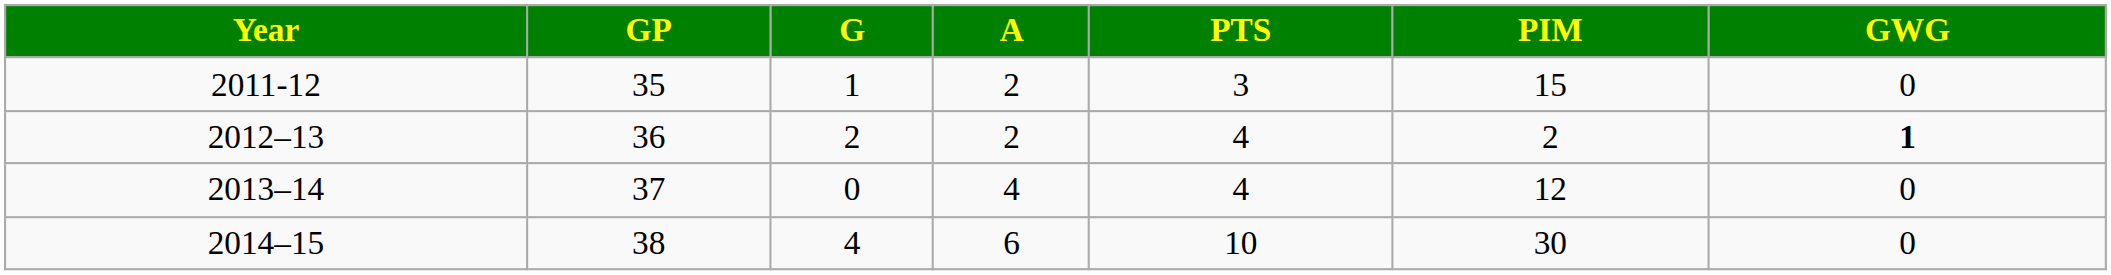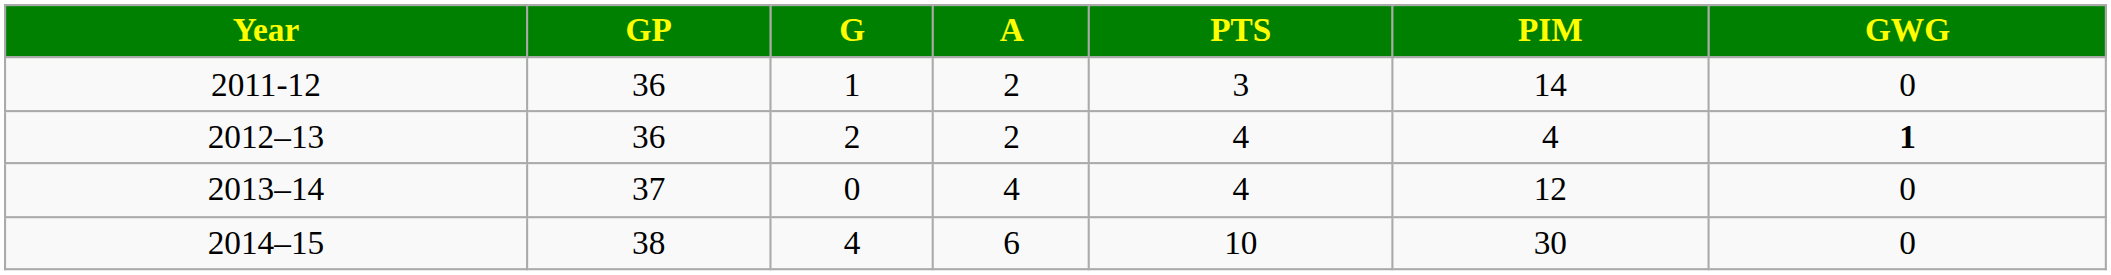(649, 83) 35 -> (649, 83) 36
(1550, 83) 15 -> (1550, 83) 14
(1550, 136) 2 -> (1550, 136) 4
